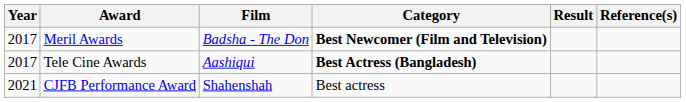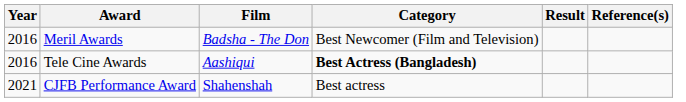(22, 39) 2017 -> (22, 39) 2016
(431, 39) bold -> (427, 39) normal
(22, 62) 2017 -> (22, 62) 2016
